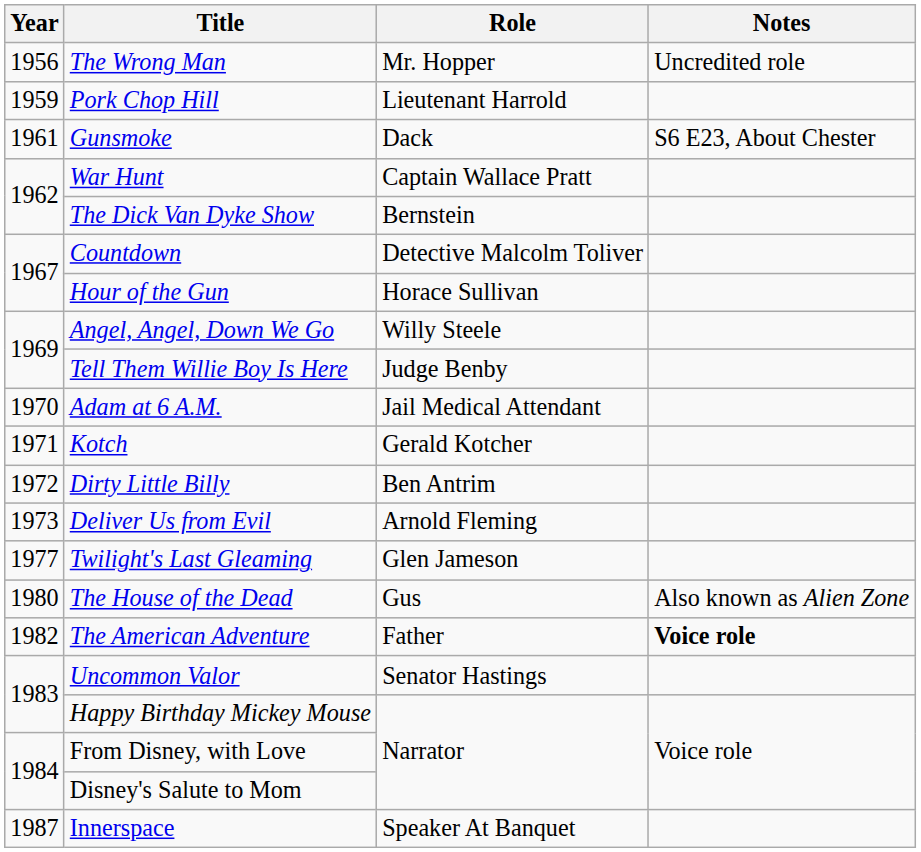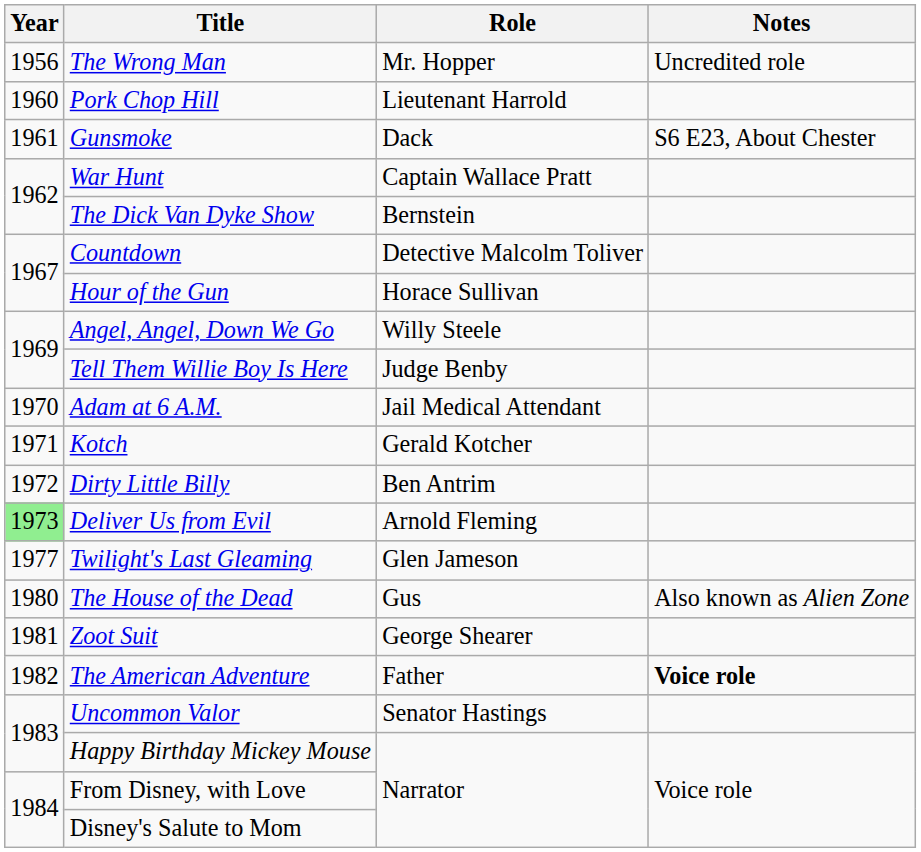(34, 100) 1959 -> (34, 100) 1960
(34, 521) no background -> (34, 521) lightgreen background
+ row: (114, 636)
- row: (122, 828)
